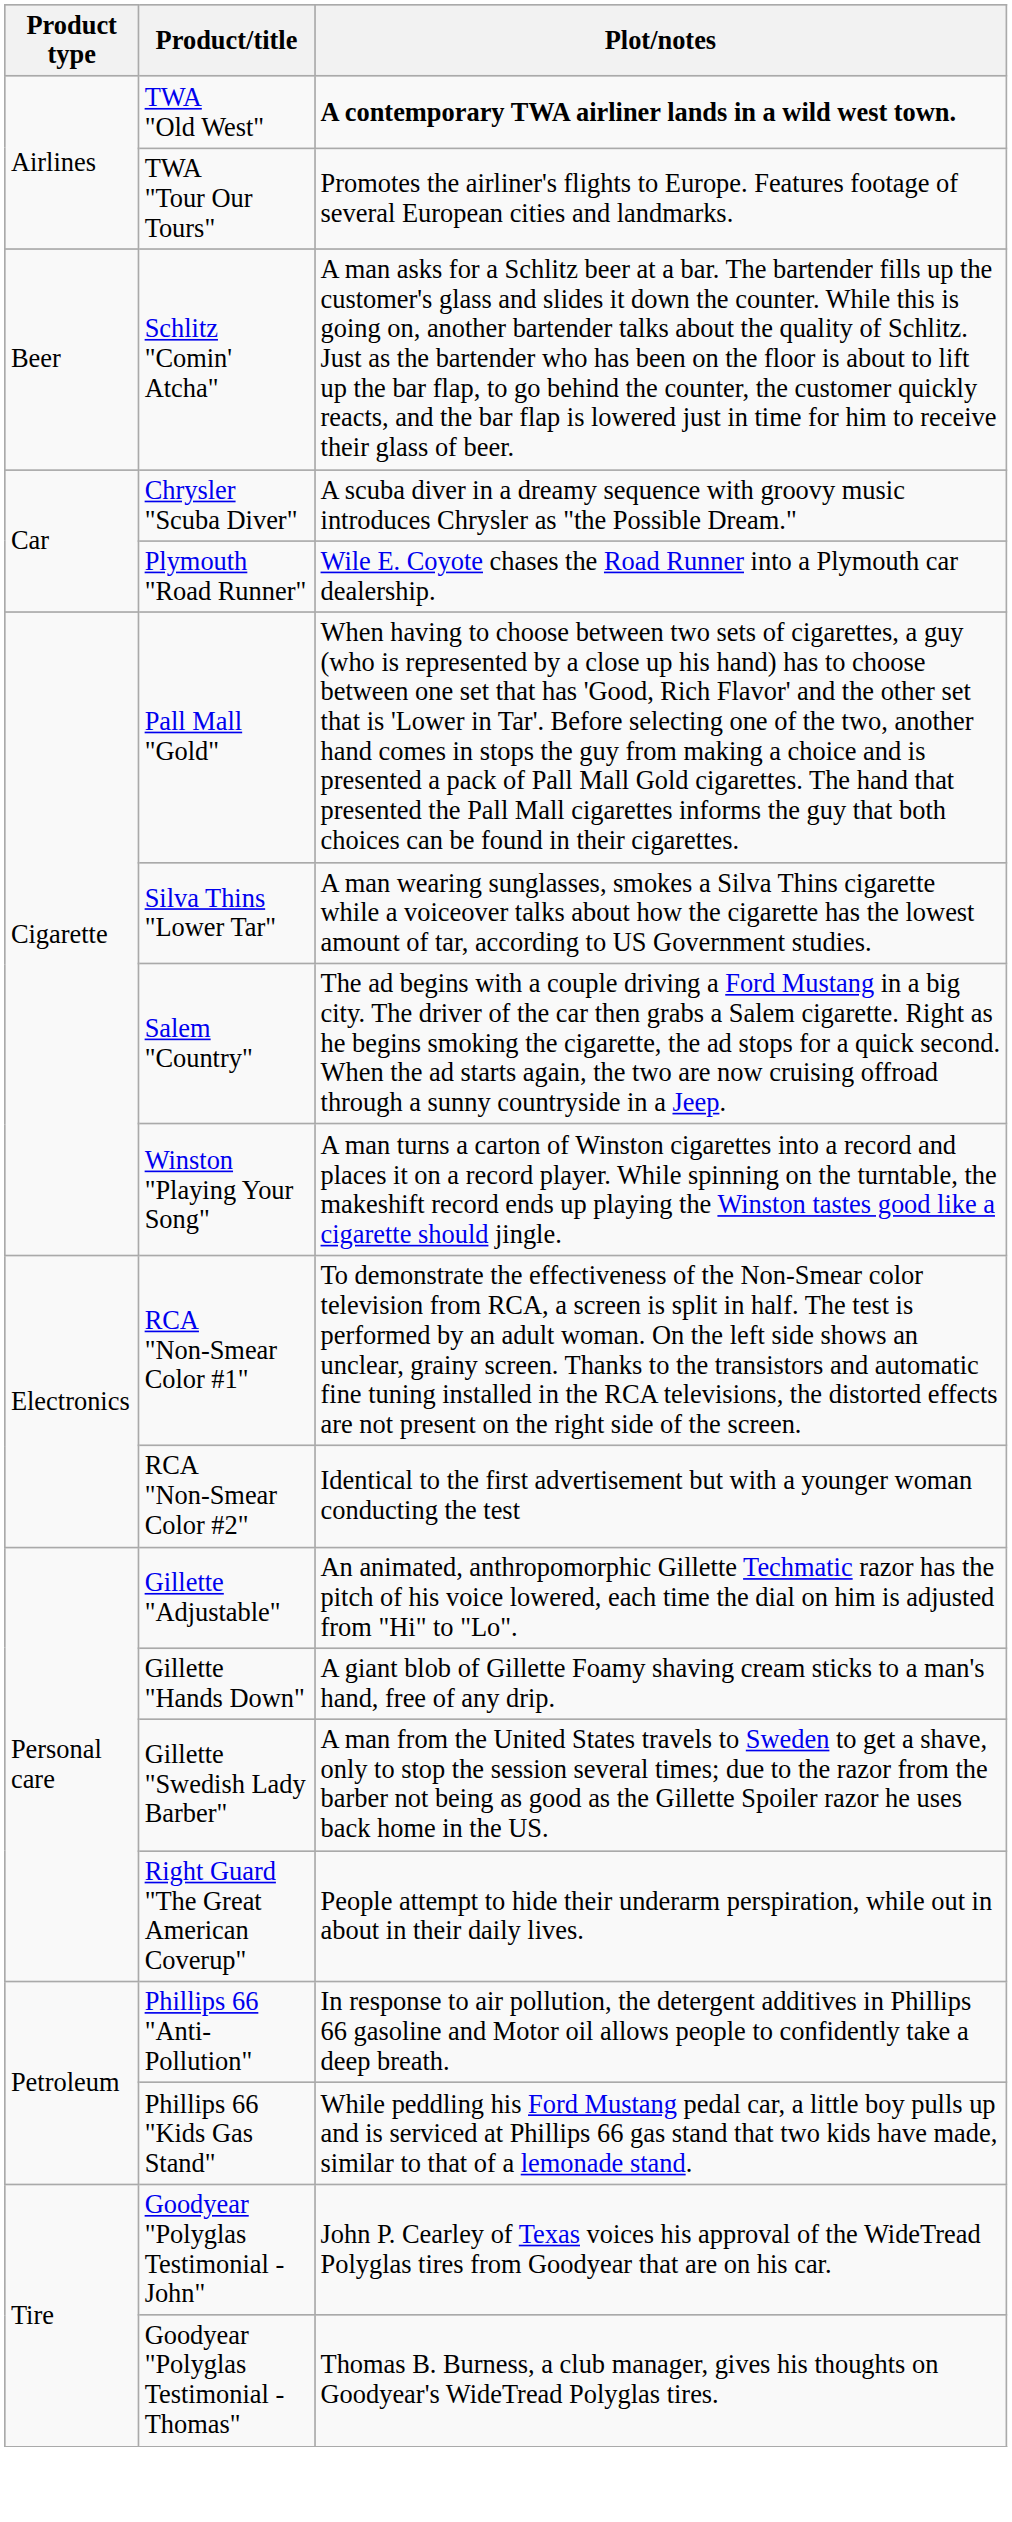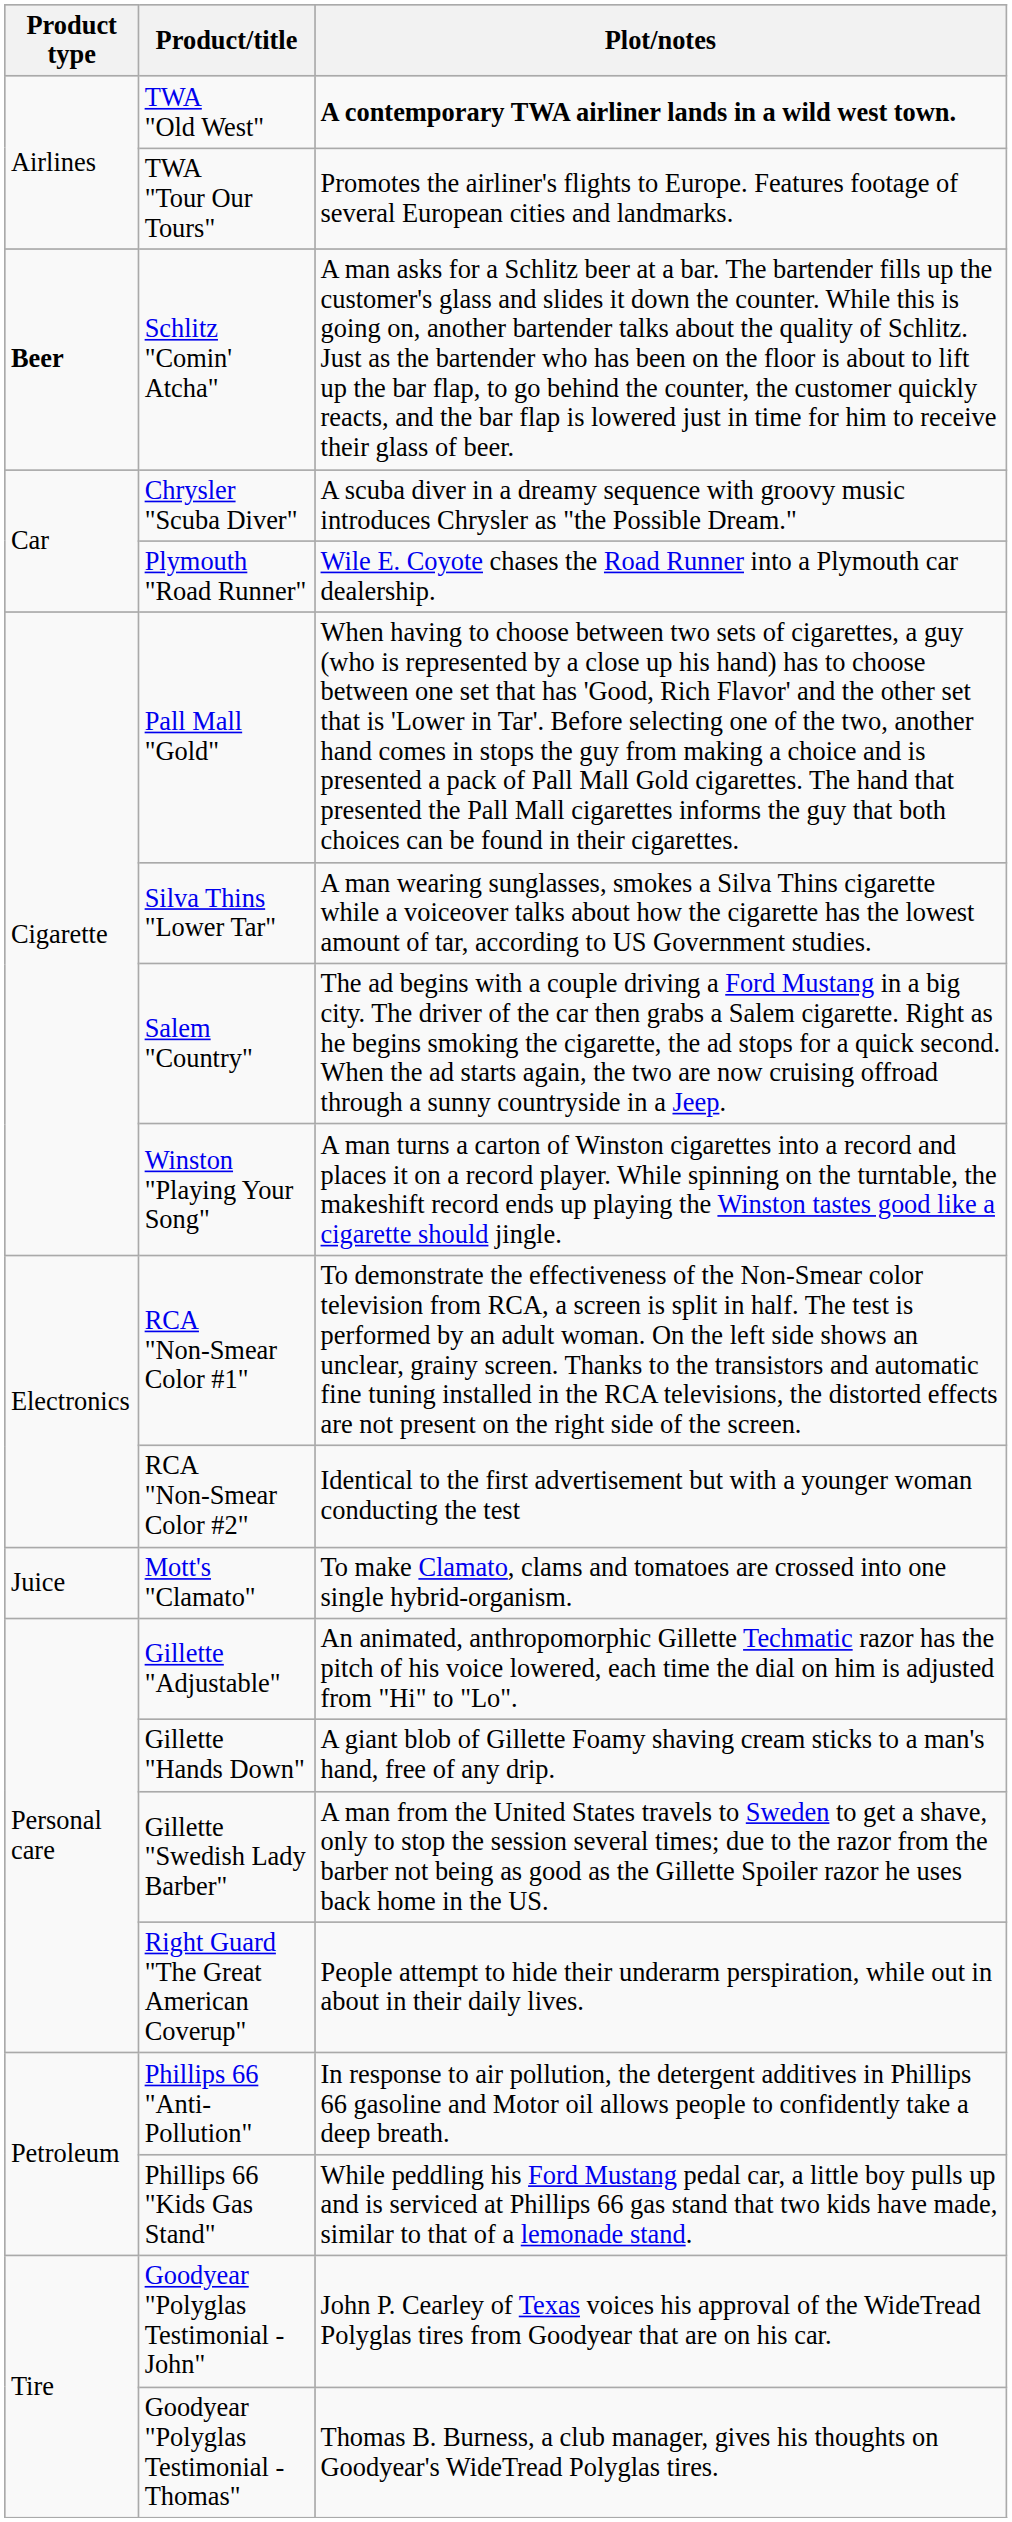(36, 358) normal -> (37, 358) bold
+ row: (200, 1582)
